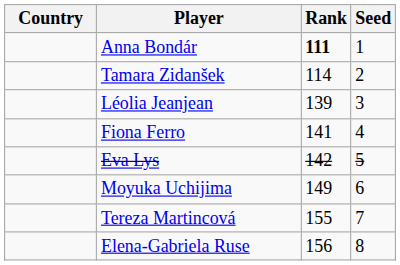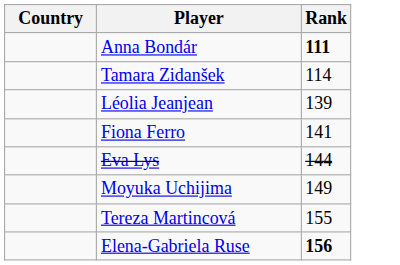- column: (373, 18)
(319, 160) 142 -> (319, 160) 144
(319, 246) normal -> (319, 246) bold
